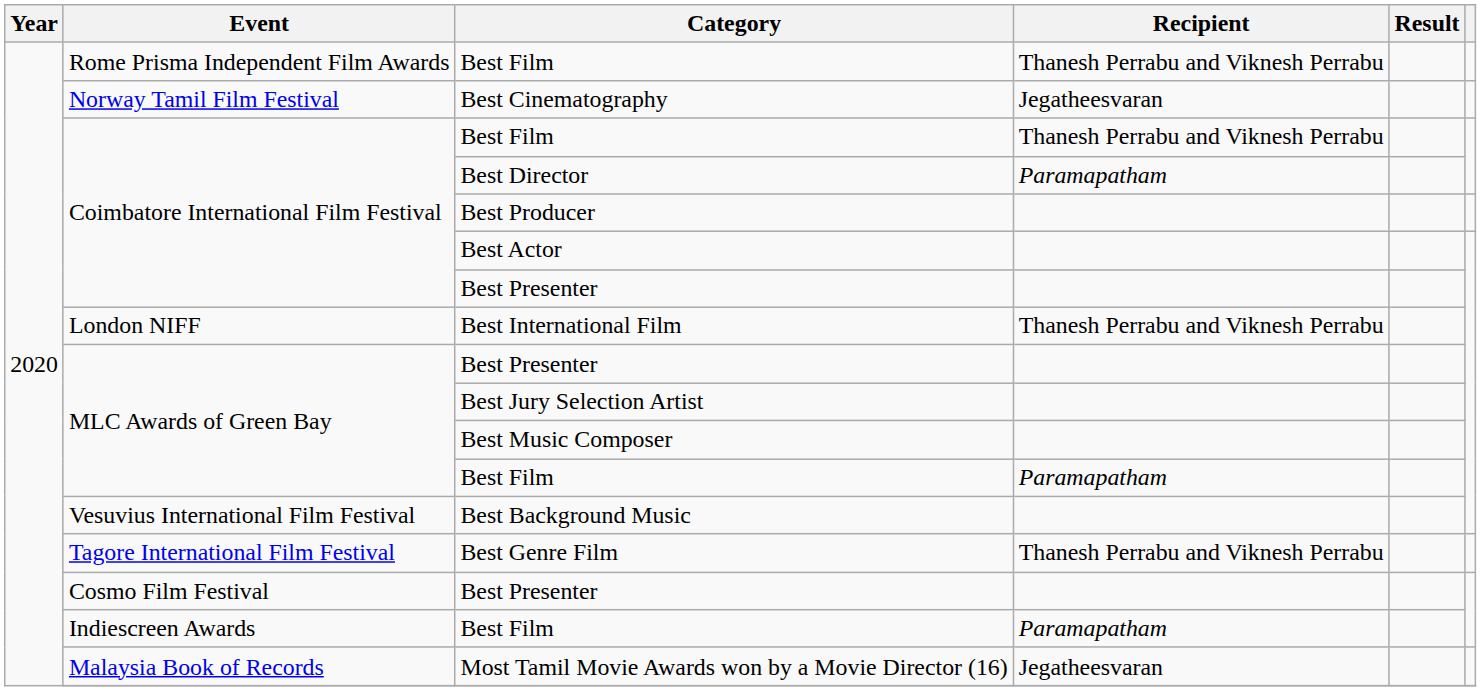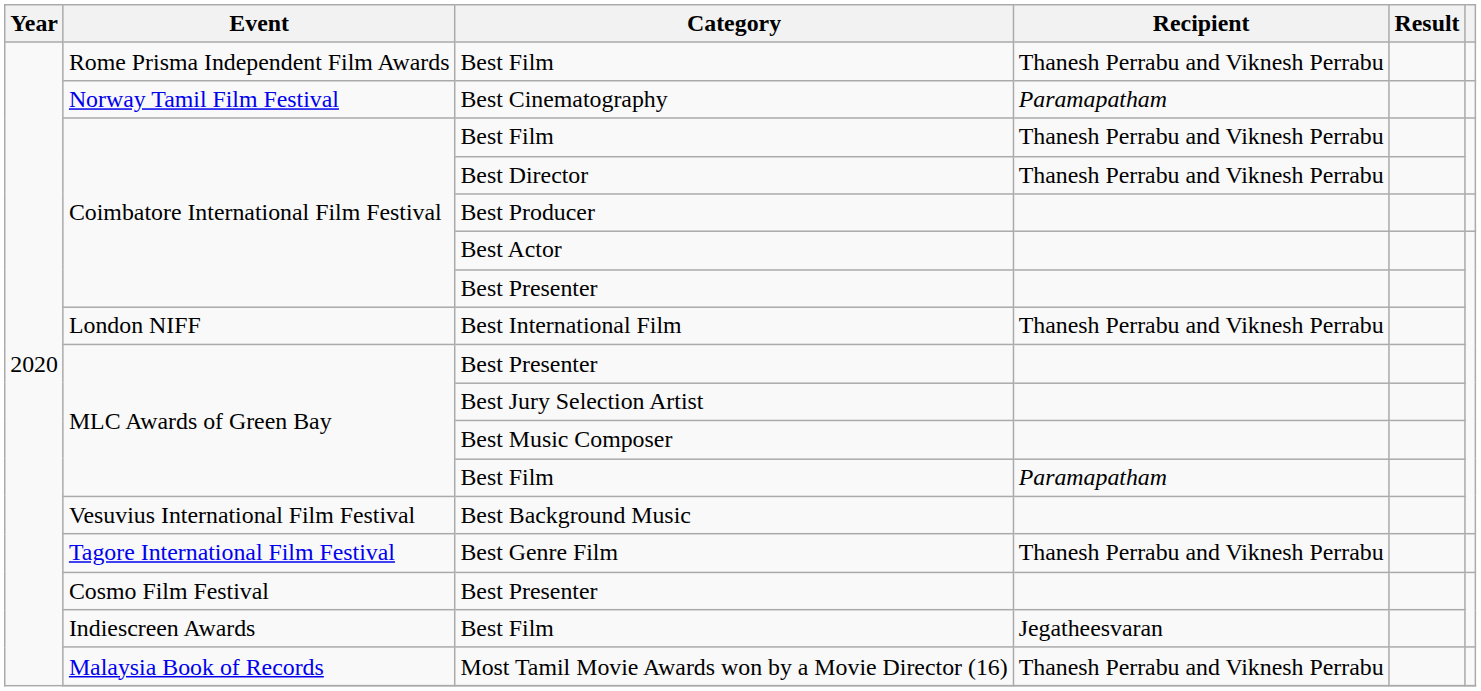(1091, 99) Jegatheesvaran -> (1093, 99) Paramapatham
(1093, 174) Paramapatham -> (1201, 174) Thanesh Perrabu and Viknesh Perrabu
(1093, 628) Paramapatham -> (1091, 628) Jegatheesvaran
(1091, 666) Jegatheesvaran -> (1201, 666) Thanesh Perrabu and Viknesh Perrabu
